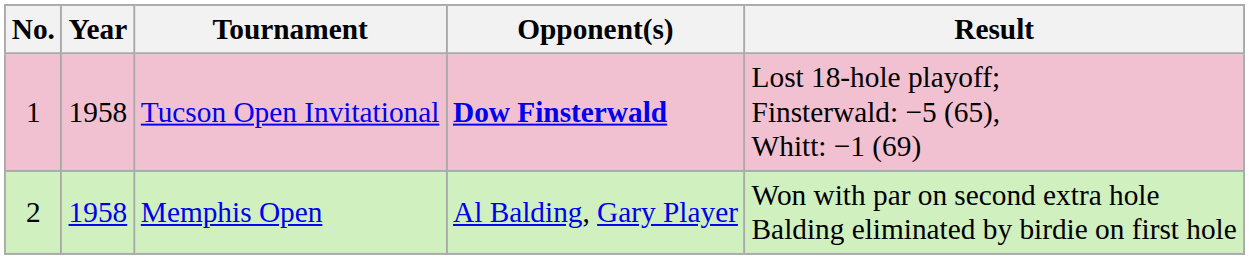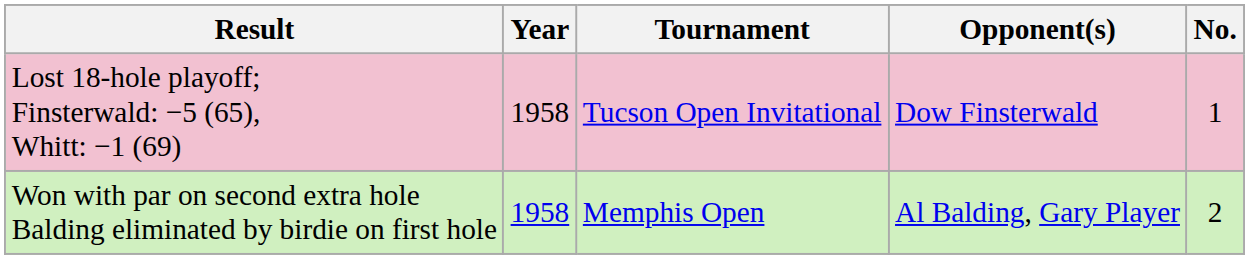columns swapped: (33, 28) <-> (994, 28)
(560, 111) bold -> (996, 111) normal
